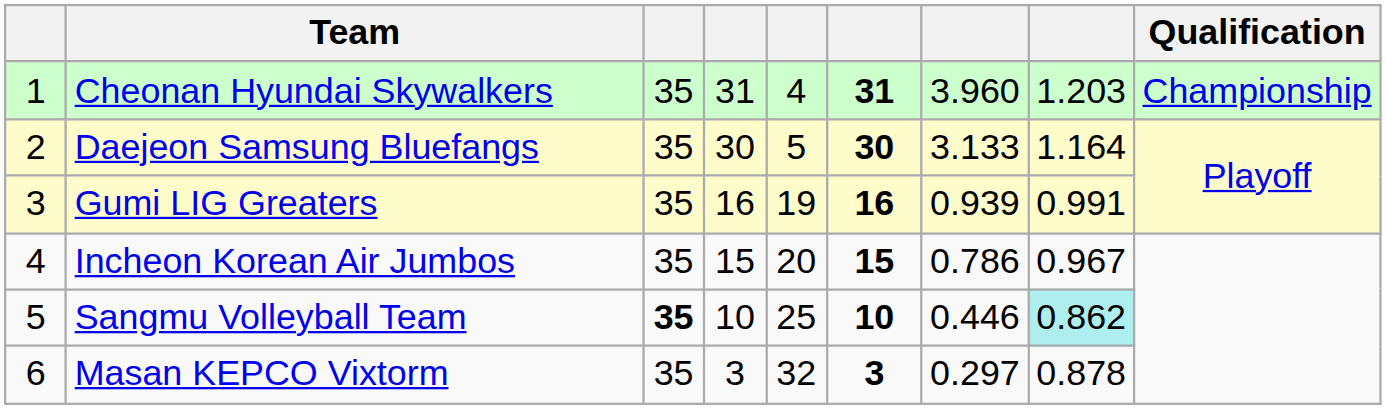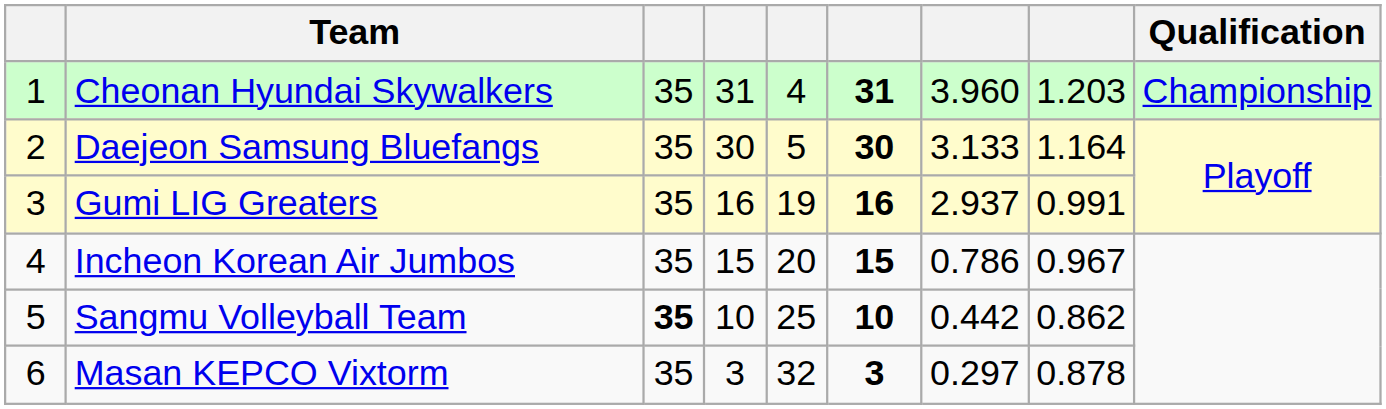(975, 203) 0.939 -> (975, 203) 2.937
(975, 317) 0.446 -> (975, 317) 0.442
(1081, 317) paleturquoise background -> (1081, 317) no background
